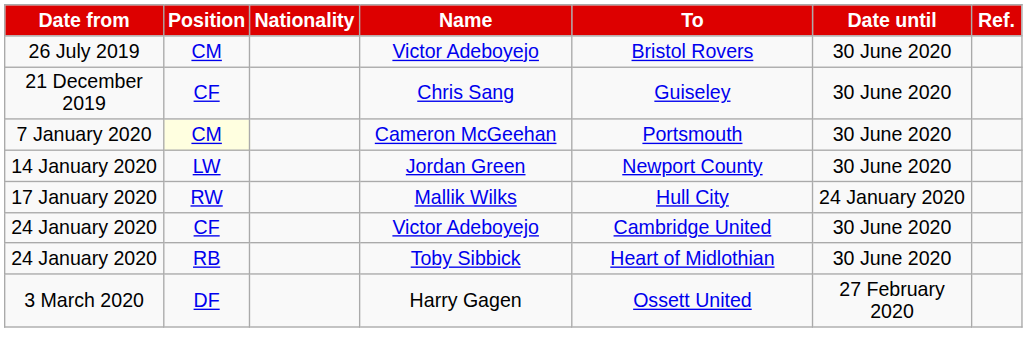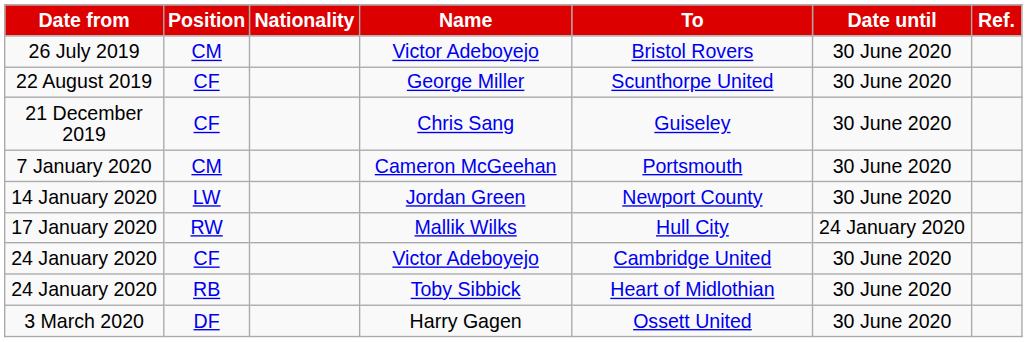+ row: (84, 82)
(207, 135) lightyellow background -> (207, 166) no background
(892, 301) 27 February 2020 -> (892, 321) 30 June 2020
